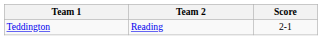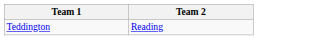- column: (285, 12)
